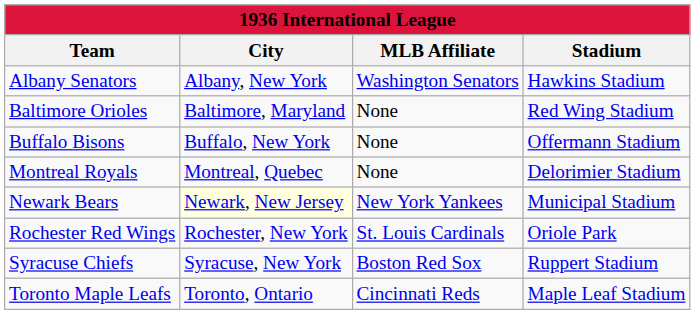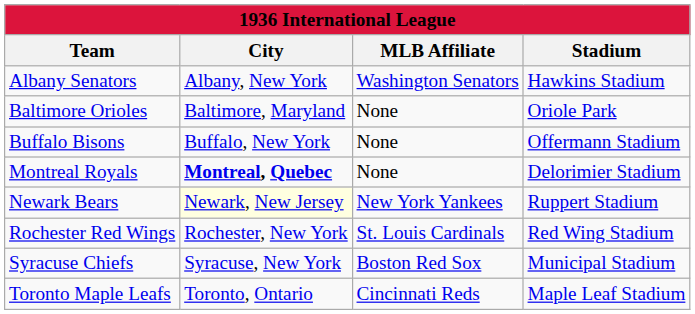(601, 111) Red Wing Stadium -> (572, 111) Oriole Park
(253, 171) normal -> (258, 171) bold
(601, 202) Municipal Stadium -> (593, 202) Ruppert Stadium
(572, 232) Oriole Park -> (601, 232) Red Wing Stadium
(593, 263) Ruppert Stadium -> (601, 263) Municipal Stadium
